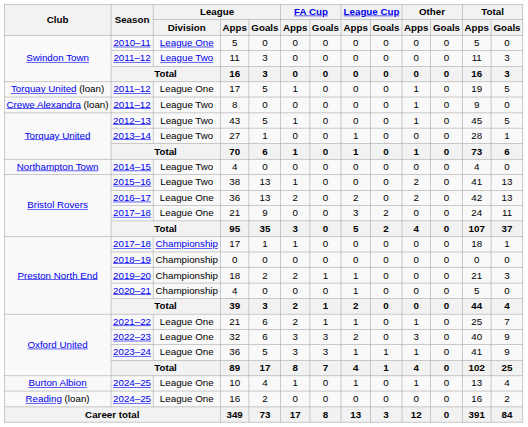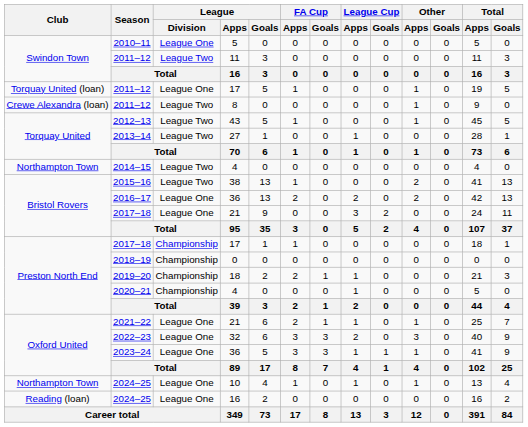(58, 383) Burton Albion -> (58, 383) Northampton Town
